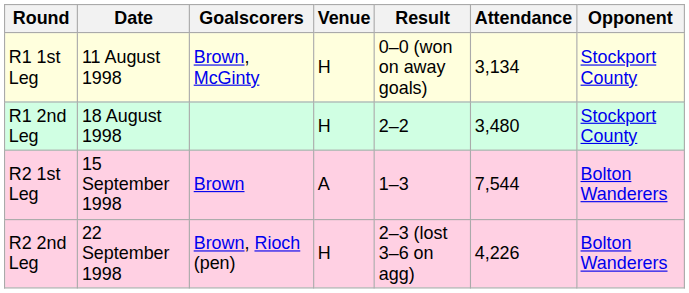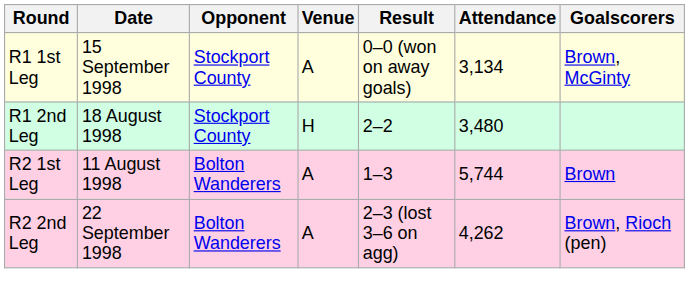columns swapped: (630, 18) <-> (252, 18)
(121, 67) 11 August 1998 -> (126, 67) 15 September 1998
(324, 67) H -> (308, 67) A
(126, 184) 15 September 1998 -> (121, 174) 11 August 1998
(497, 184) 7,544 -> (481, 174) 5,744
(324, 253) H -> (308, 233) A
(497, 253) 4,226 -> (481, 233) 4,262
